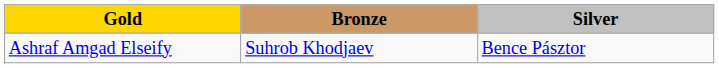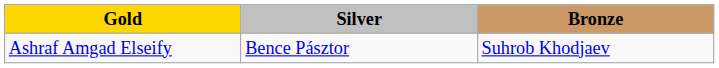columns swapped: (596, 18) <-> (359, 18)
